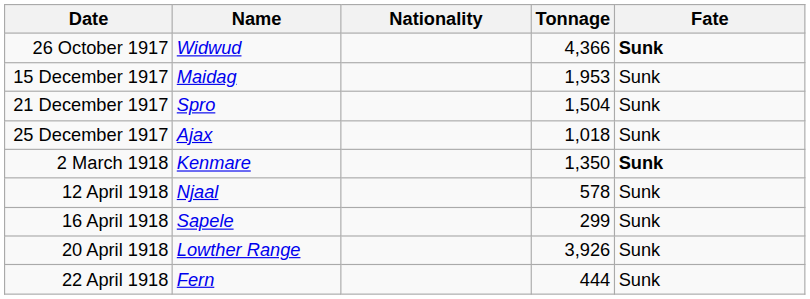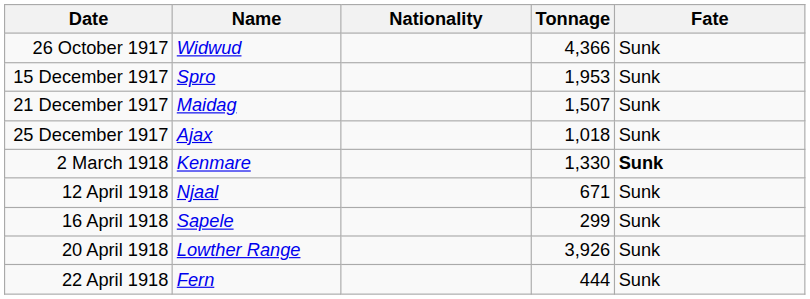(641, 47) bold -> (639, 47) normal
(207, 76) Maidag -> (196, 76) Spro
(196, 105) Spro -> (207, 105) Maidag
(587, 105) 1,504 -> (587, 105) 1,507
(587, 163) 1,350 -> (587, 163) 1,330
(595, 192) 578 -> (595, 192) 671
